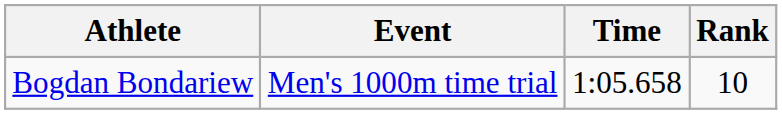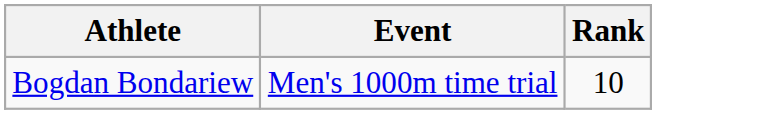- column: (627, 30)
